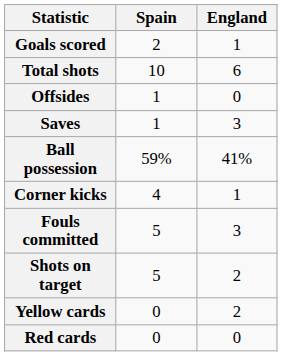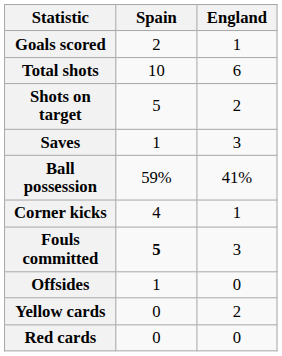rows swapped: (60, 275) <-> (60, 96)
(156, 230) normal -> (156, 249) bold
